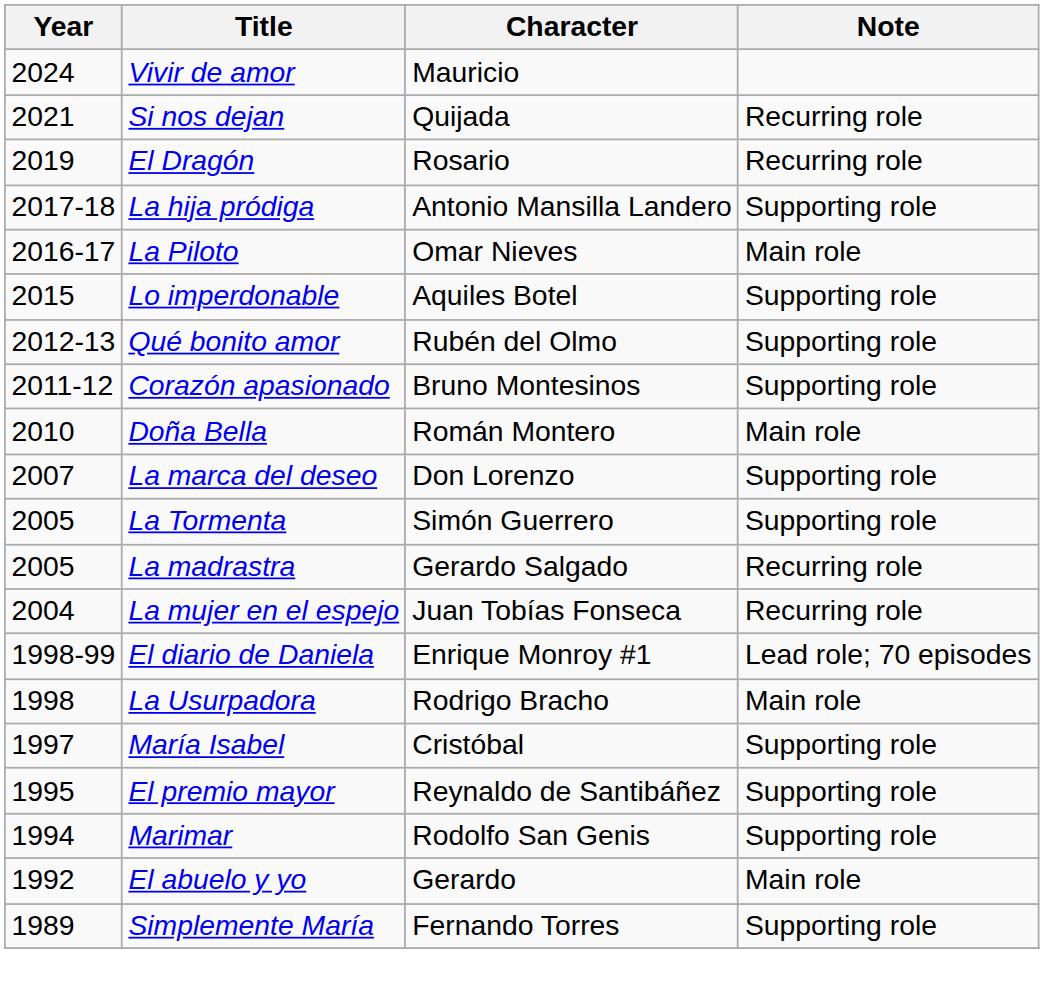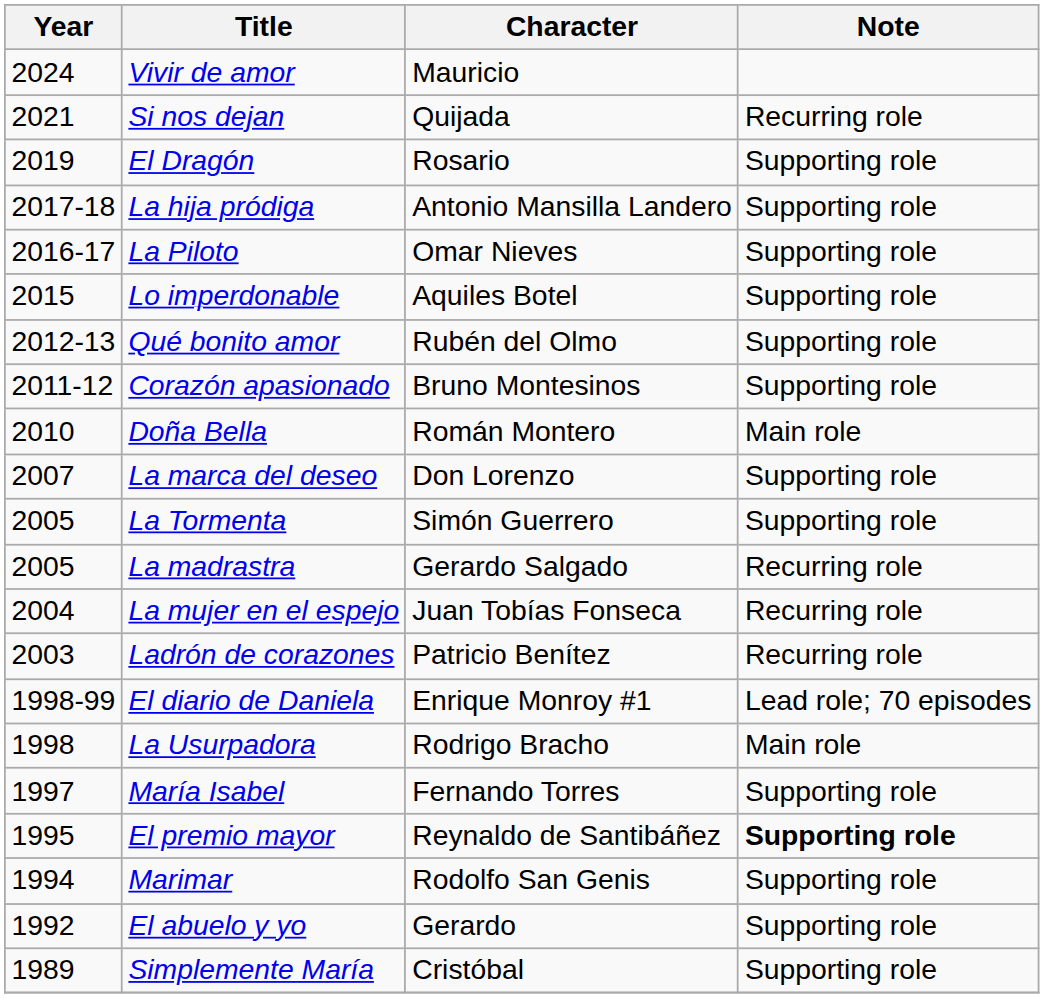(834, 161) Recurring role -> (841, 161) Supporting role
(803, 251) Main role -> (841, 251) Supporting role
+ row: (261, 655)
(468, 745) Cristóbal -> (516, 790) Fernando Torres
(841, 790) normal -> (850, 835) bold
(803, 880) Main role -> (841, 925) Supporting role
(516, 925) Fernando Torres -> (468, 970) Cristóbal
